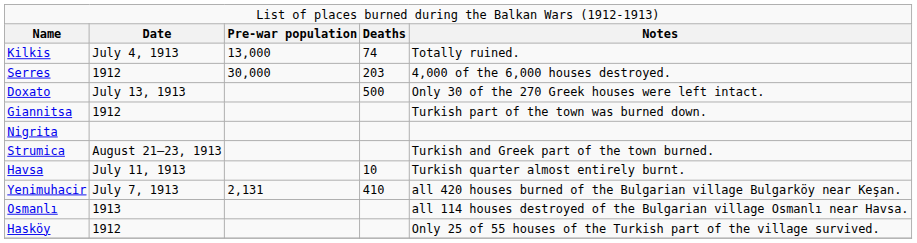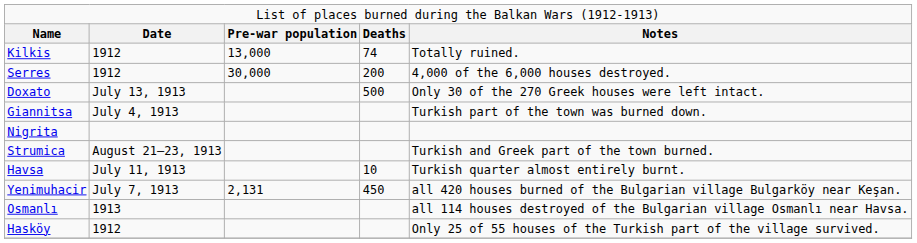(135, 53) July 4, 1913 -> (107, 53) 1912
(374, 73) 203 -> (374, 73) 200
(107, 112) 1912 -> (135, 112) July 4, 1913
(374, 190) 410 -> (374, 190) 450
